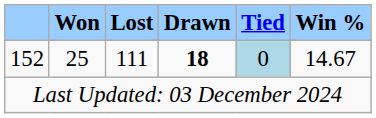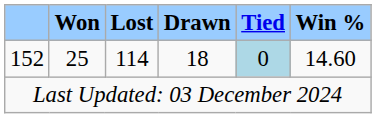(132, 58) 111 -> (132, 58) 114
(197, 58) bold -> (197, 58) normal
(330, 58) 14.67 -> (330, 58) 14.60
